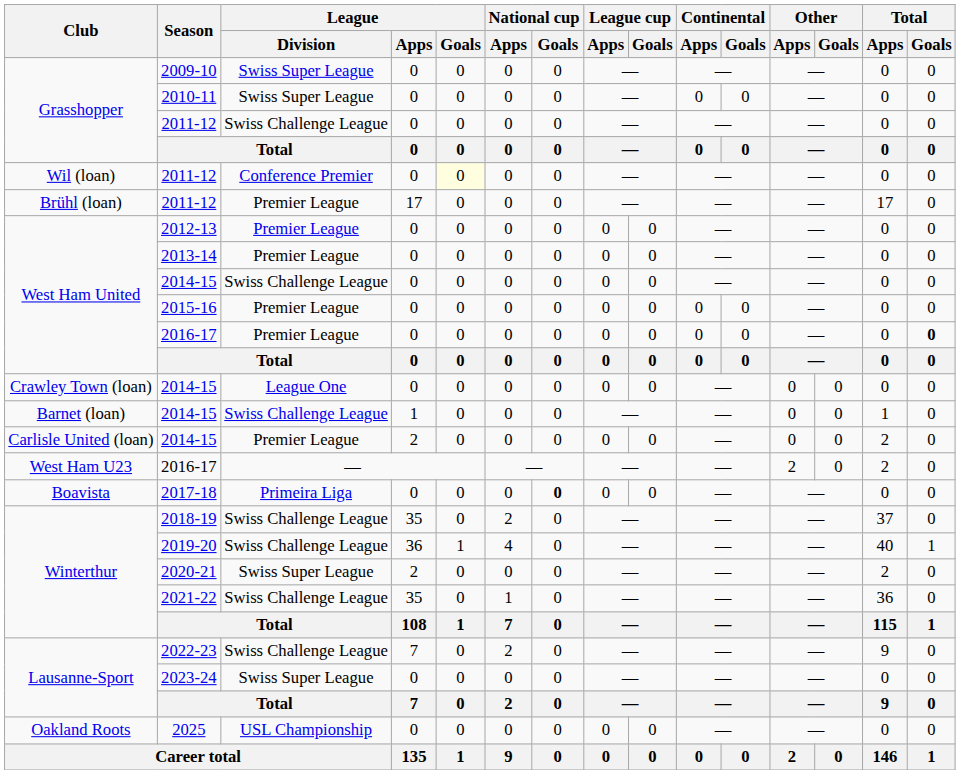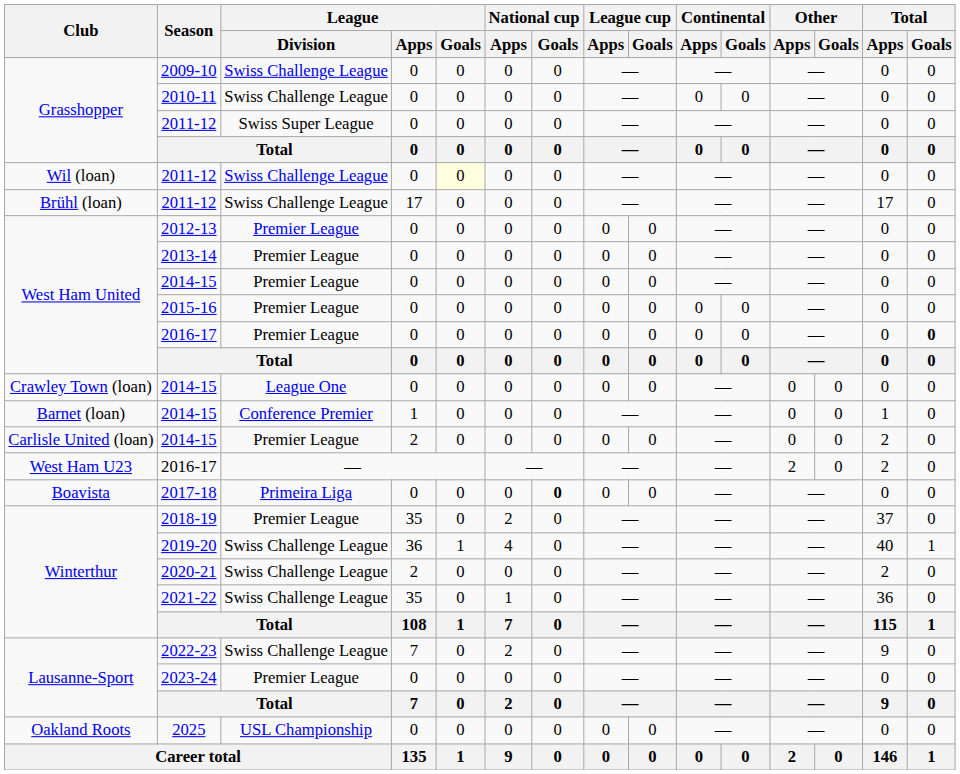(306, 70) Swiss Super League -> (306, 70) Swiss Challenge League
(306, 96) Swiss Super League -> (306, 96) Swiss Challenge League
(306, 123) Swiss Challenge League -> (306, 123) Swiss Super League
(306, 176) Conference Premier -> (306, 176) Swiss Challenge League
(306, 202) Premier League -> (306, 202) Swiss Challenge League
(306, 281) Swiss Challenge League -> (306, 281) Premier League
(306, 413) Swiss Challenge League -> (306, 413) Conference Premier
(306, 519) Swiss Challenge League -> (306, 519) Premier League
(306, 571) Swiss Super League -> (306, 571) Swiss Challenge League
(306, 677) Swiss Super League -> (306, 677) Premier League
